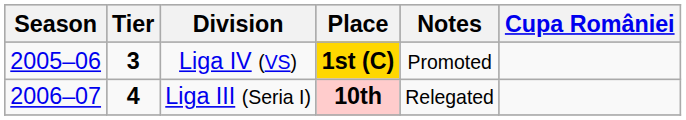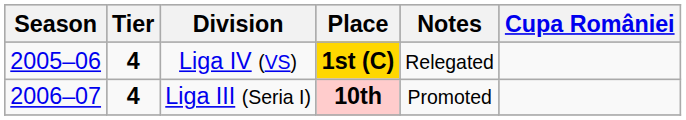(133, 60) 3 -> (133, 60) 4
(450, 62) Promoted -> (450, 62) Relegated
(450, 99) Relegated -> (450, 99) Promoted
